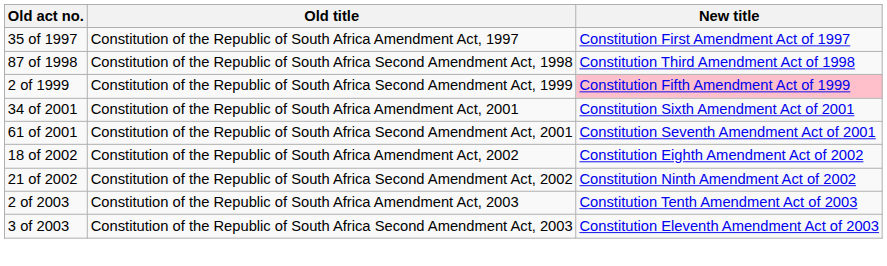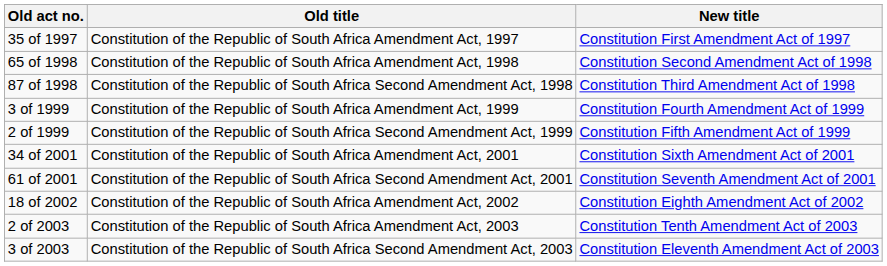+ row: (43, 62)
+ row: (39, 109)
(715, 86) pink background -> (715, 132) no background
- row: (43, 179)
